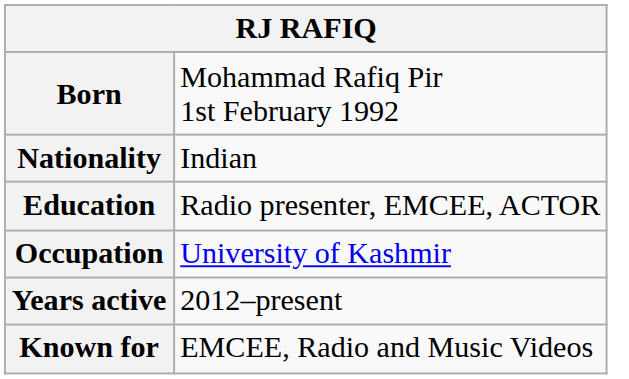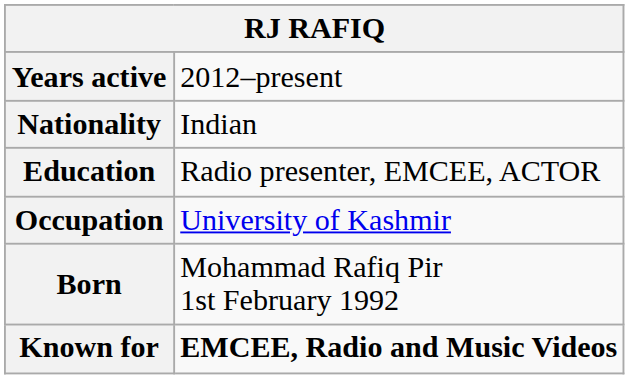rows swapped: (89, 92) <-> (89, 300)
(387, 348) normal -> (399, 348) bold
